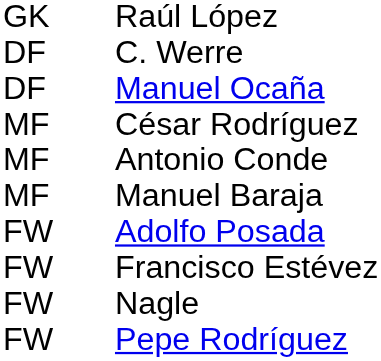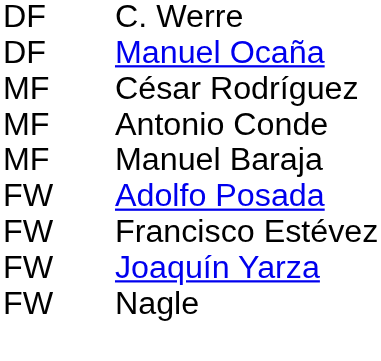- row: (197, 16)
+ row: (217, 267)
- row: (231, 338)
